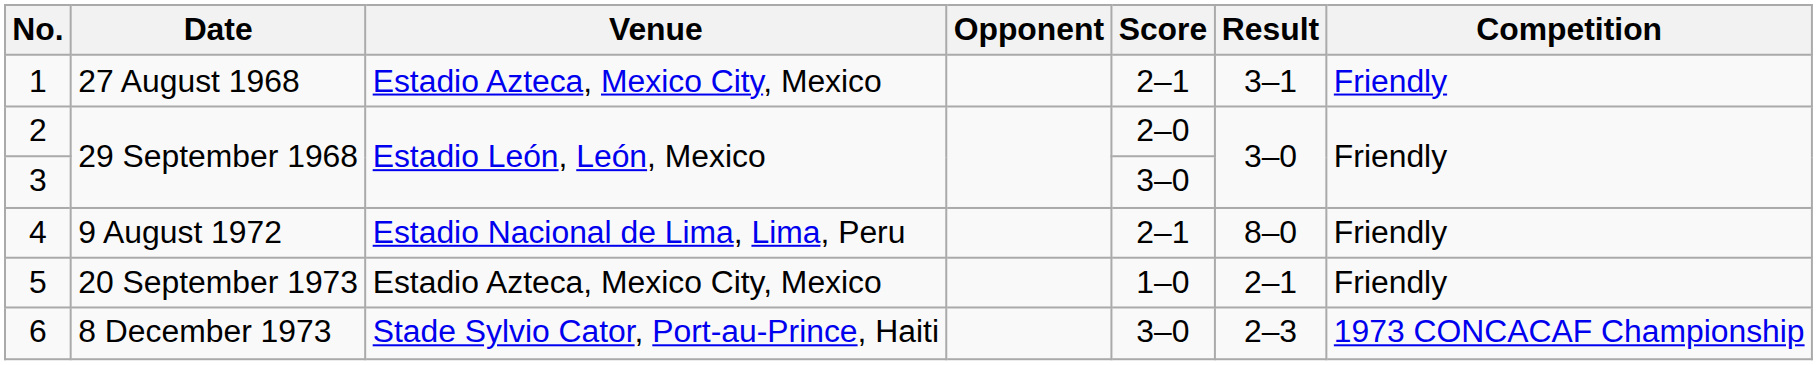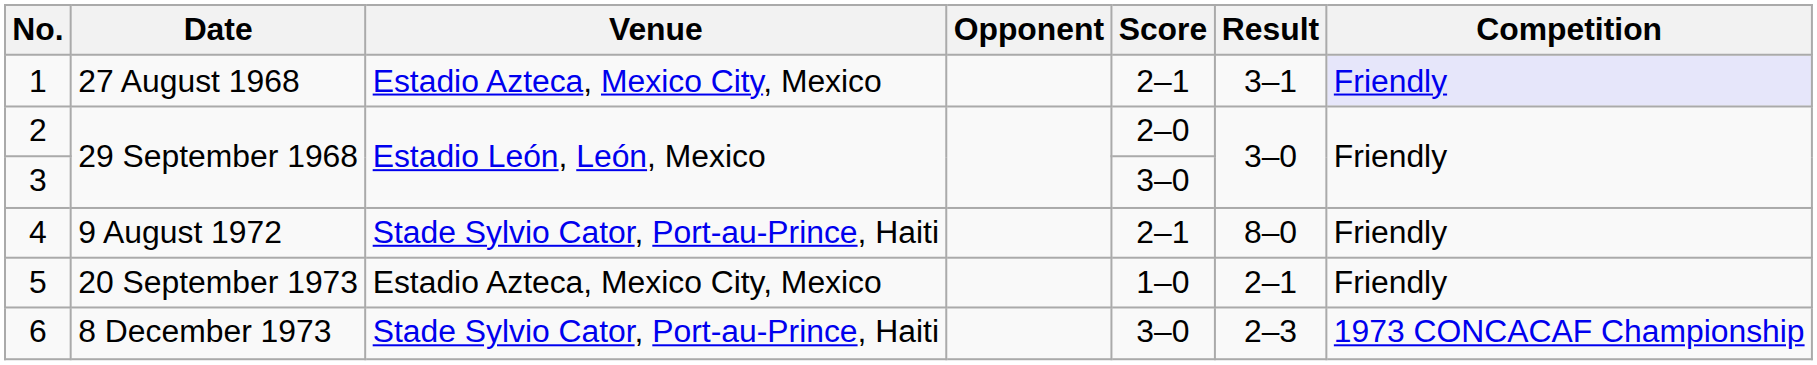(1390, 80) no background -> (1390, 80) lavender background
(639, 231) Estadio Nacional de Lima, Lima, Peru -> (656, 231) Stade Sylvio Cator, Port-au-Prince, Haiti
